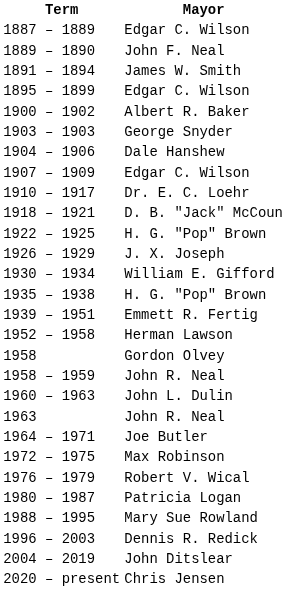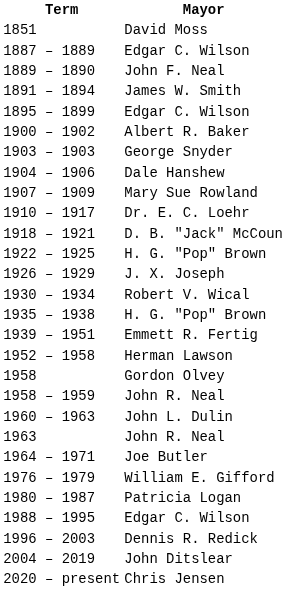+ row: (20, 31)
(187, 173) Edgar C. Wilson -> (191, 193) Mary Sue Rowland
(199, 275) William E. Gifford -> (187, 295) Robert V. Wical
- row: (49, 457)
(187, 478) Robert V. Wical -> (199, 478) William E. Gifford
(191, 518) Mary Sue Rowland -> (187, 518) Edgar C. Wilson
